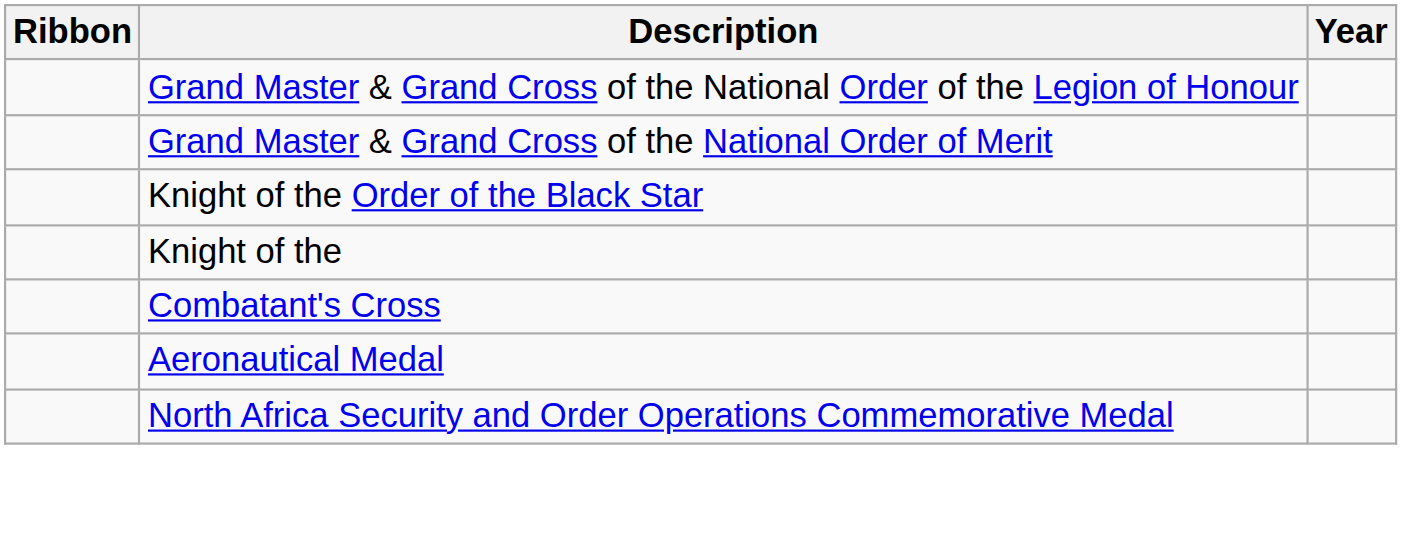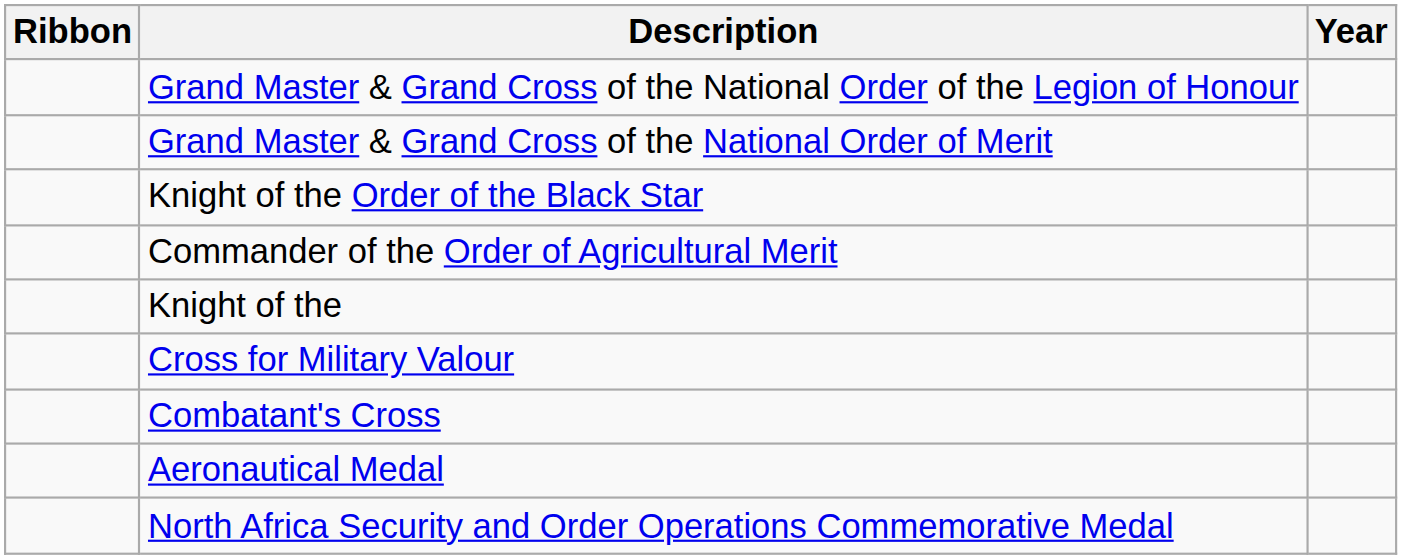+ row: (493, 251)
+ row: (331, 360)
